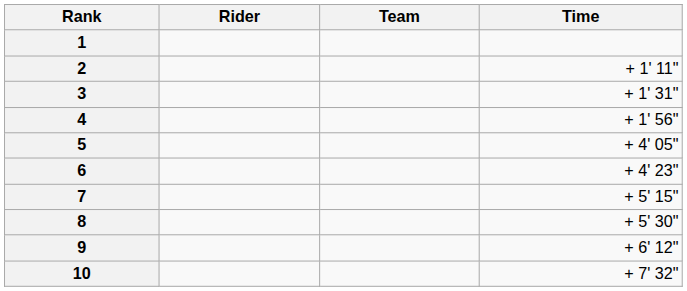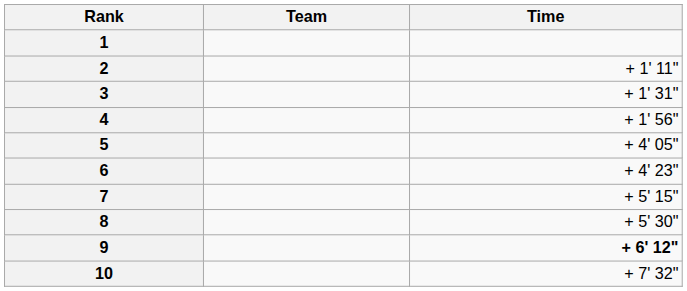- column: (239, 17)
(651, 247) normal -> (650, 247) bold
